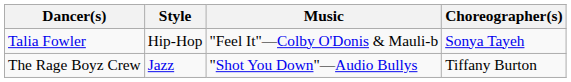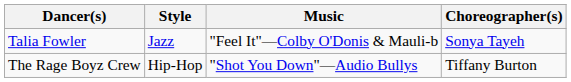(175, 41) Hip-Hop -> (161, 41) Jazz
(161, 65) Jazz -> (175, 65) Hip-Hop
